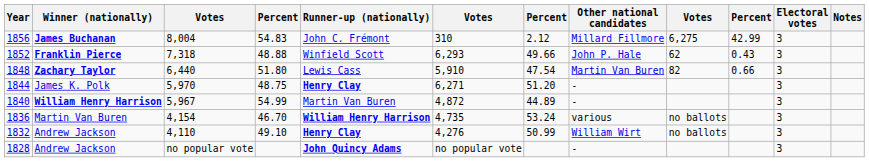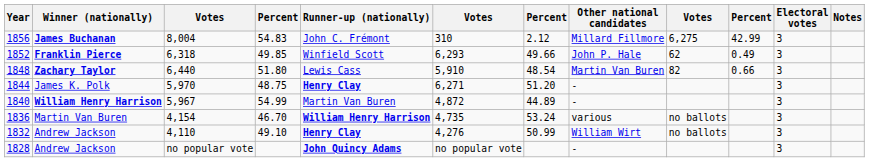(181, 55) 7,318 -> (181, 55) 6,318
(272, 55) 48.88 -> (272, 55) 49.85
(743, 55) 0.43 -> (743, 55) 0.49
(541, 70) 47.54 -> (541, 70) 48.54
